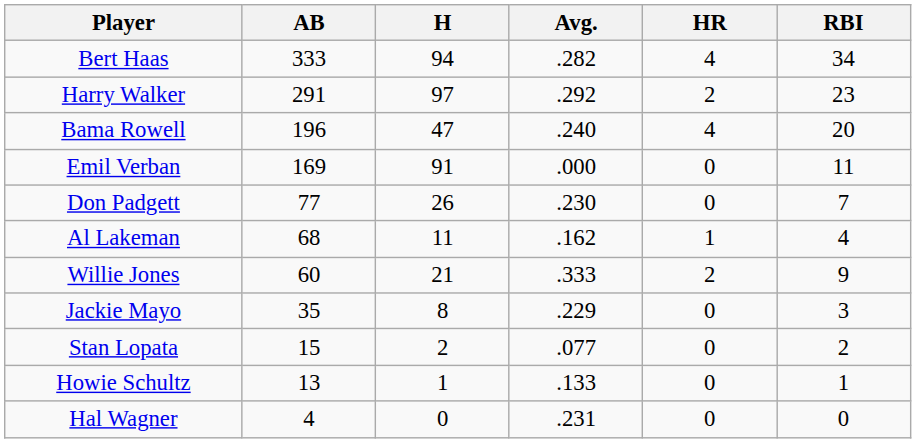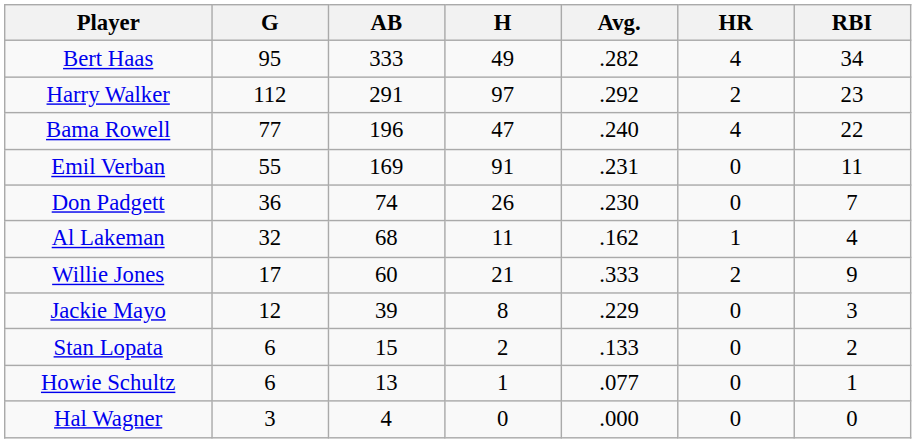+ column: (270, 22)
(443, 58) 94 -> (503, 58) 49
(843, 130) 20 -> (852, 130) 22
(576, 166) .000 -> (619, 166) .231
(309, 202) 77 -> (386, 202) 74
(309, 310) 35 -> (386, 310) 39
(576, 346) .077 -> (619, 346) .133
(576, 382) .133 -> (619, 382) .077
(576, 418) .231 -> (619, 418) .000
